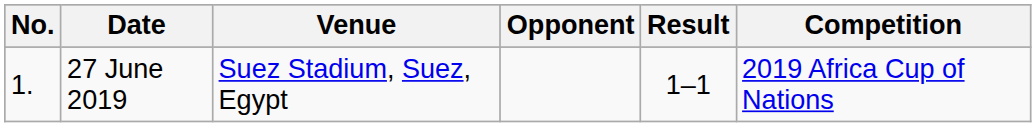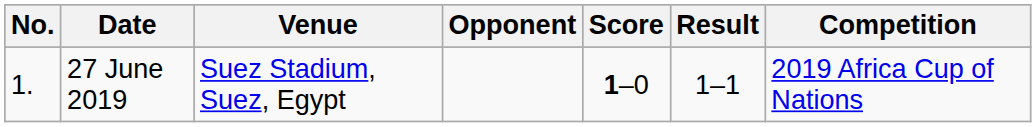+ column: (626, 25)
